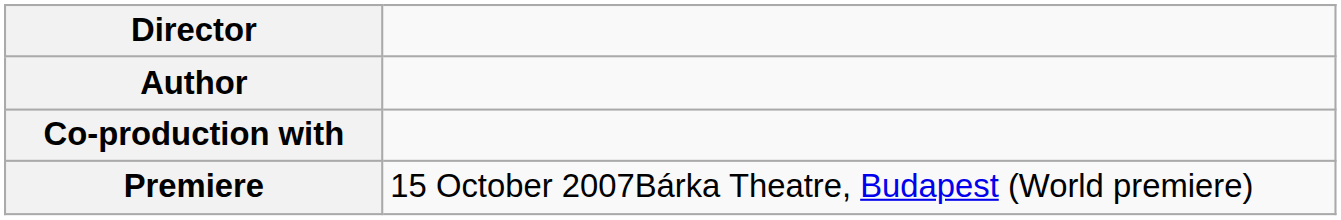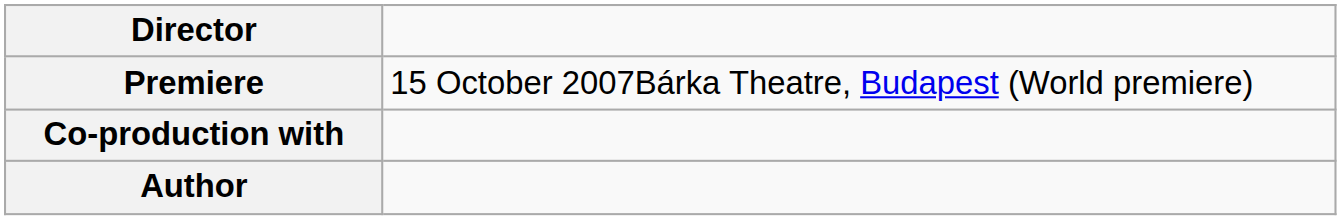rows swapped: (194, 186) <-> (194, 82)
